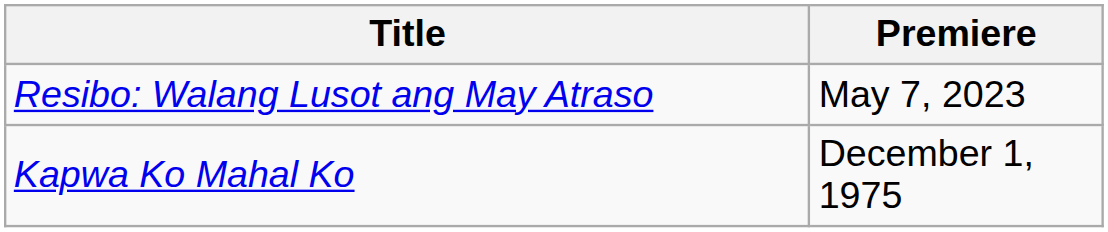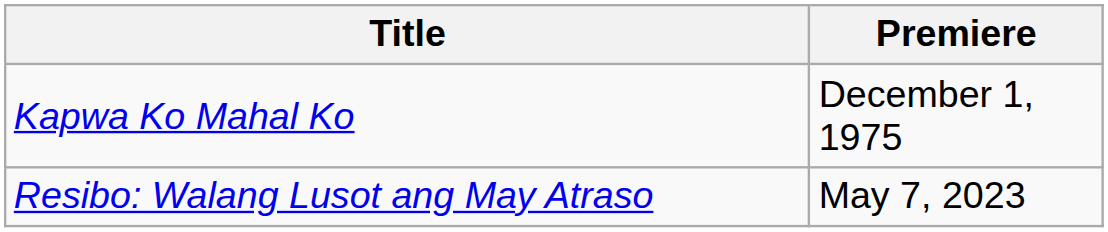rows swapped: (184, 174) <-> (334, 93)
